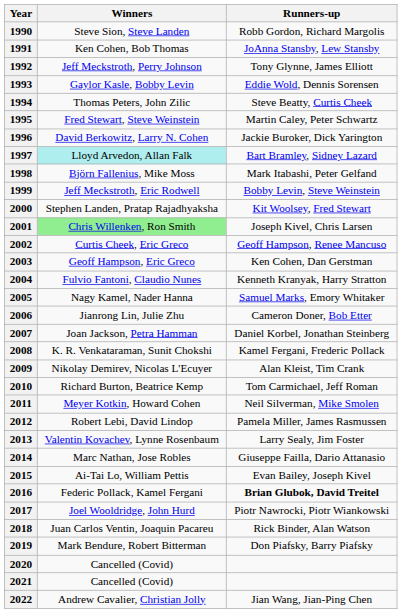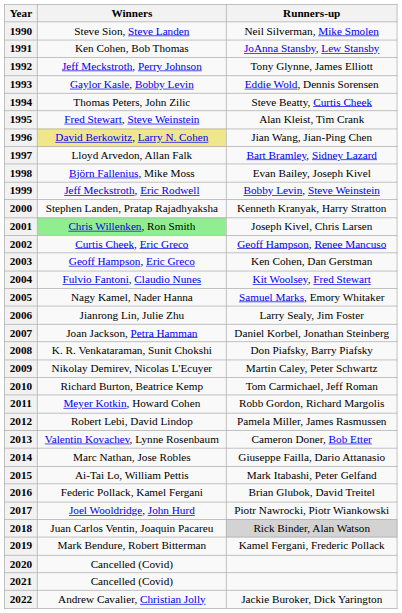(312, 31) Robb Gordon, Richard Margolis -> (312, 31) Neil Silverman, Mike Smolen
(312, 119) Martin Caley, Peter Schwartz -> (312, 119) Alan Kleist, Tim Crank
(132, 137) no background -> (132, 137) khaki background
(312, 137) Jackie Buroker, Dick Yarington -> (312, 137) Jian Wang, Jian-Ping Chen
(132, 155) paleturquoise background -> (132, 155) no background
(312, 173) Mark Itabashi, Peter Gelfand -> (312, 173) Evan Bailey, Joseph Kivel
(312, 208) Kit Woolsey, Fred Stewart -> (312, 208) Kenneth Kranyak, Harry Stratton
(312, 279) Kenneth Kranyak, Harry Stratton -> (312, 279) Kit Woolsey, Fred Stewart
(312, 315) Cameron Doner, Bob Etter -> (312, 315) Larry Sealy, Jim Foster
(312, 350) Kamel Fergani, Frederic Pollack -> (312, 350) Don Piafsky, Barry Piafsky
(312, 368) Alan Kleist, Tim Crank -> (312, 368) Martin Caley, Peter Schwartz
(312, 404) Neil Silverman, Mike Smolen -> (312, 404) Robb Gordon, Richard Margolis
(312, 439) Larry Sealy, Jim Foster -> (312, 439) Cameron Doner, Bob Etter
(312, 475) Evan Bailey, Joseph Kivel -> (312, 475) Mark Itabashi, Peter Gelfand
(312, 492) bold -> (312, 492) normal
(312, 528) no background -> (312, 528) lightgrey background
(312, 546) Don Piafsky, Barry Piafsky -> (312, 546) Kamel Fergani, Frederic Pollack
(312, 599) Jian Wang, Jian-Ping Chen -> (312, 599) Jackie Buroker, Dick Yarington
